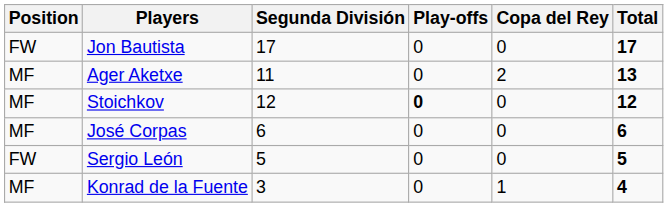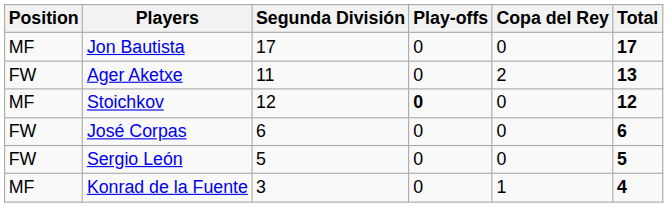(22, 46) FW -> (21, 46) MF
(21, 74) MF -> (22, 74) FW
(21, 131) MF -> (22, 131) FW
